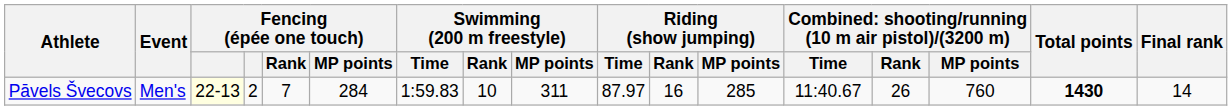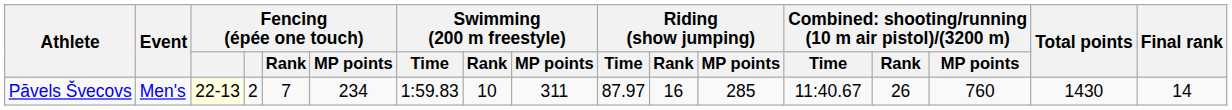(353, 92) 284 -> (353, 92) 234
(1084, 92) bold -> (1084, 92) normal
